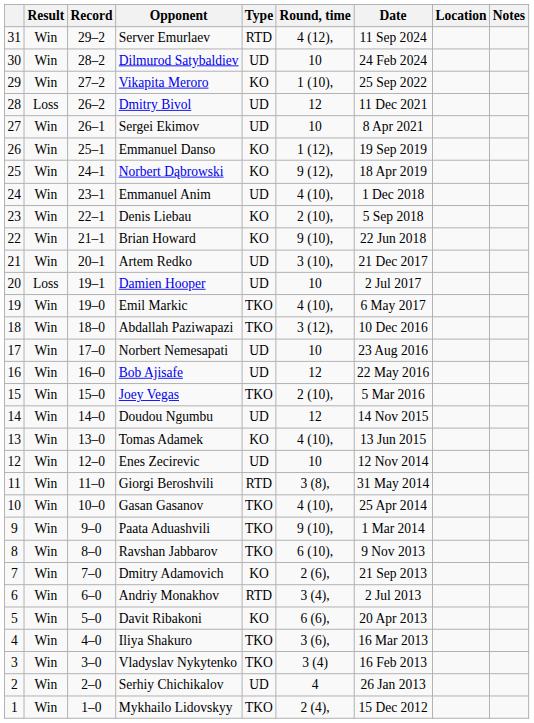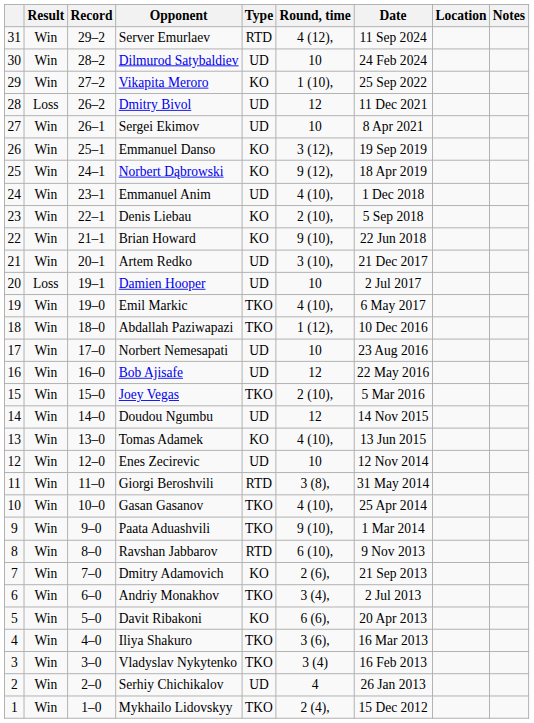(315, 149) 1 (12), -> (315, 149) 3 (12),
(315, 328) 3 (12), -> (315, 328) 1 (12),
(259, 551) TKO -> (259, 551) RTD
(259, 595) RTD -> (259, 595) TKO
